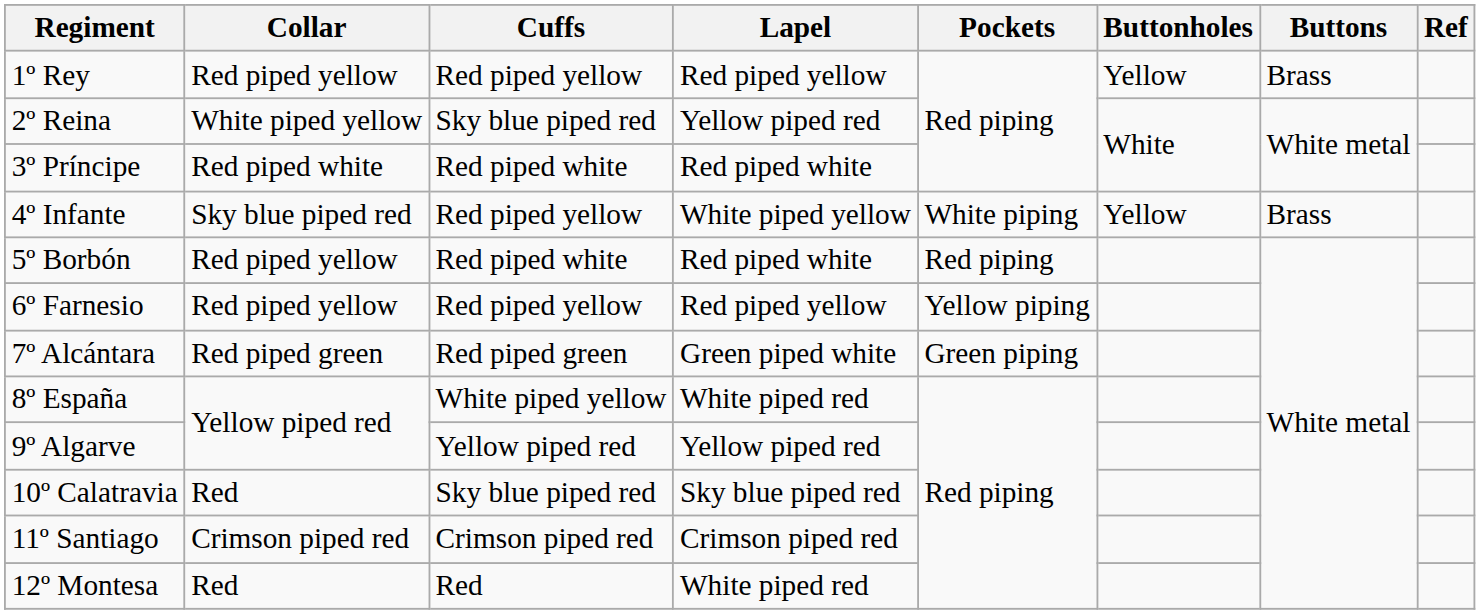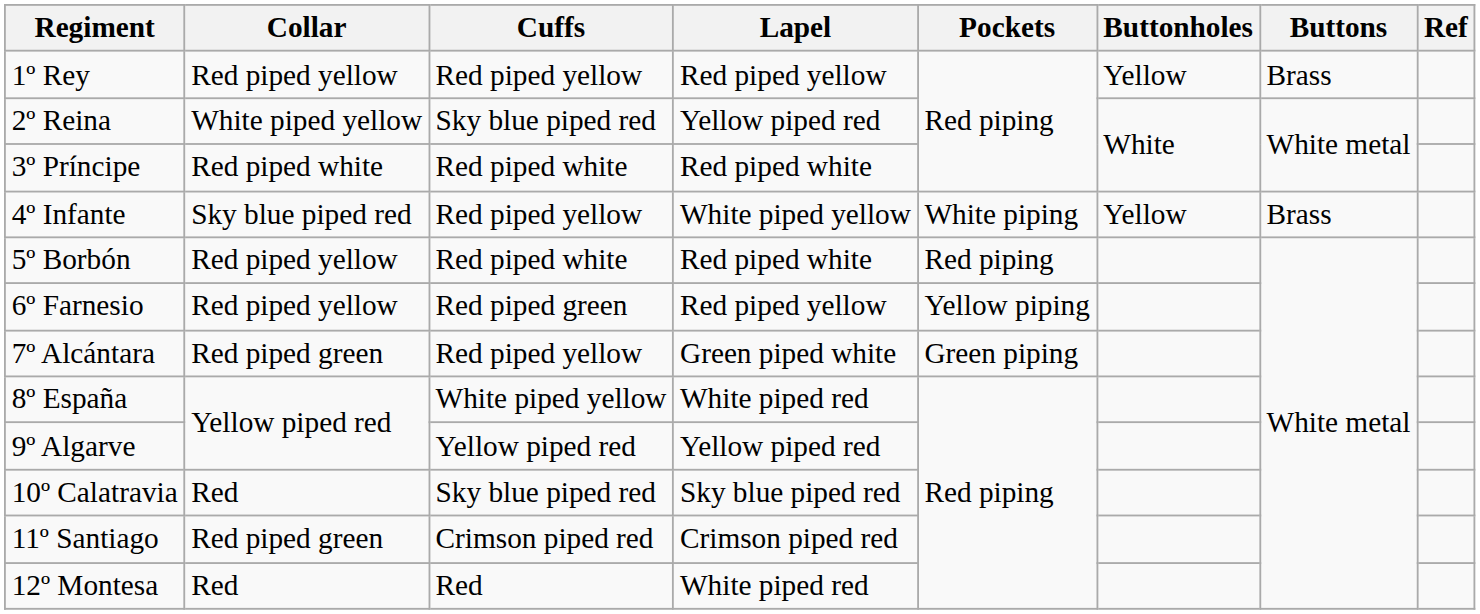(539, 306) Red piped yellow -> (532, 306) Red piped green
(532, 352) Red piped green -> (539, 352) Red piped yellow
(300, 538) Crimson piped red -> (287, 538) Red piped green
